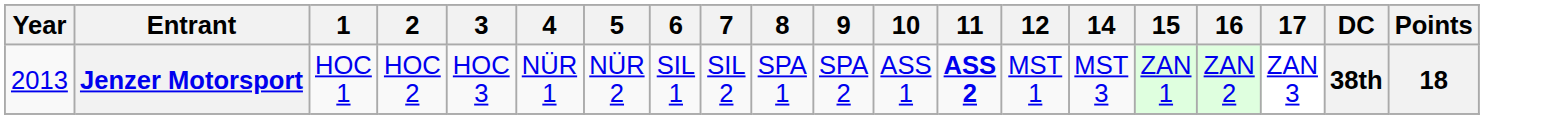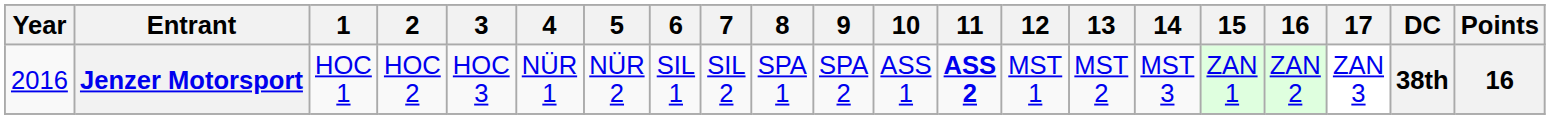+ column: (1101, 25)
(39, 79) 2013 -> (39, 79) 2016
(1434, 79) 18 -> (1500, 79) 16
